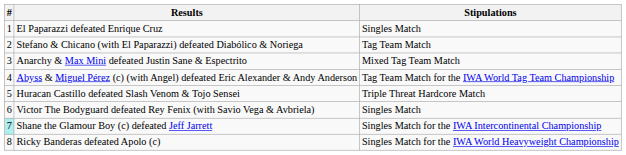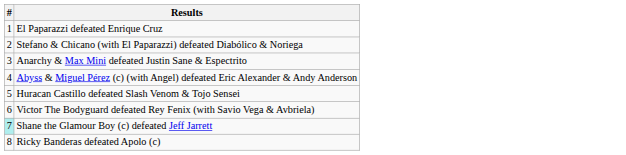- column: (490, 12)
